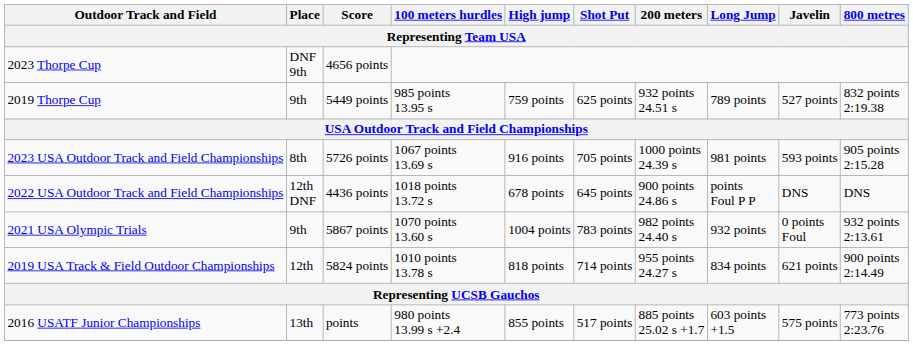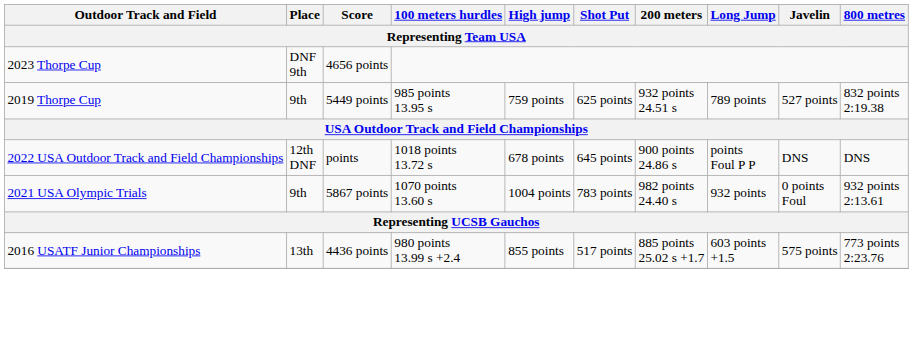- row: (145, 157)
(357, 193) 4436 points -> (342, 157) points
- row: (141, 265)
(342, 322) points -> (357, 250) 4436 points
